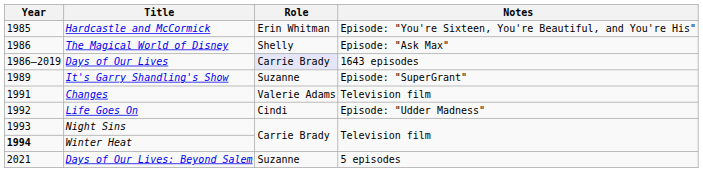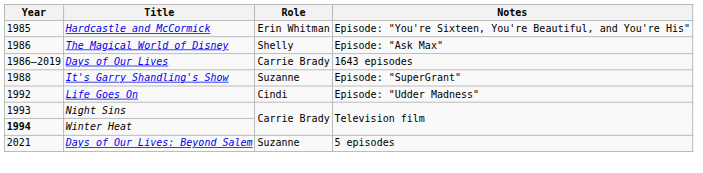(294, 61) lavender background -> (294, 61) no background
(19, 78) 1989 -> (19, 78) 1988
- row: (87, 94)
